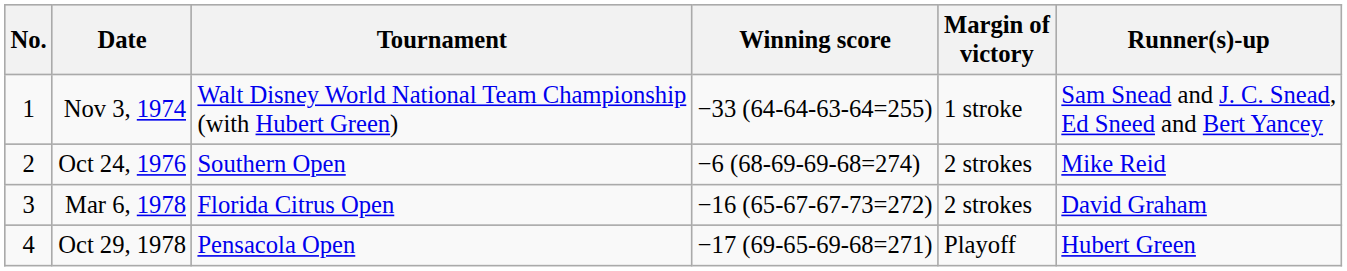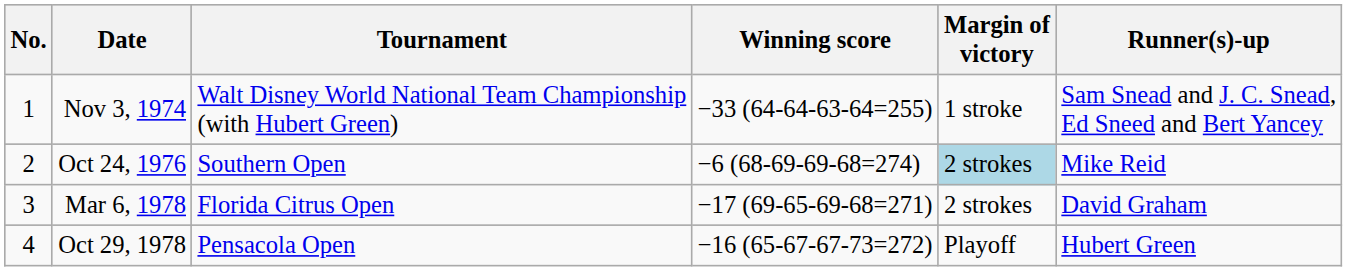(988, 164) no background -> (988, 164) lightblue background
(815, 205) −16 (65-67-67-73=272) -> (815, 205) −17 (69-65-69-68=271)
(815, 245) −17 (69-65-69-68=271) -> (815, 245) −16 (65-67-67-73=272)
